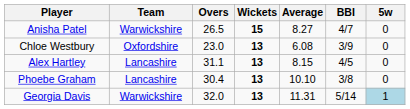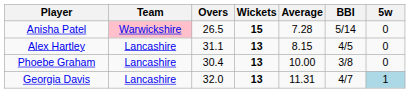(151, 29) no background -> (150, 29) pink background
(303, 29) 8.27 -> (302, 29) 7.28
(346, 29) 4/7 -> (345, 29) 5/14
- row: (57, 46)
(303, 79) 10.10 -> (302, 63) 10.00
(151, 96) Warwickshire -> (150, 79) Lancashire
(346, 96) 5/14 -> (345, 79) 4/7
